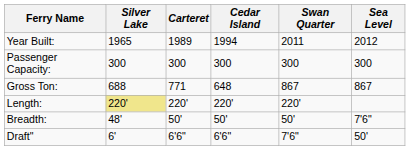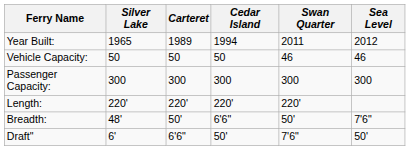+ row: (47, 58)
- row: (32, 86)
(118, 103) khaki background -> (118, 103) no background
(221, 120) 50' -> (222, 120) 6'6"
(222, 137) 6'6" -> (221, 137) 50'
